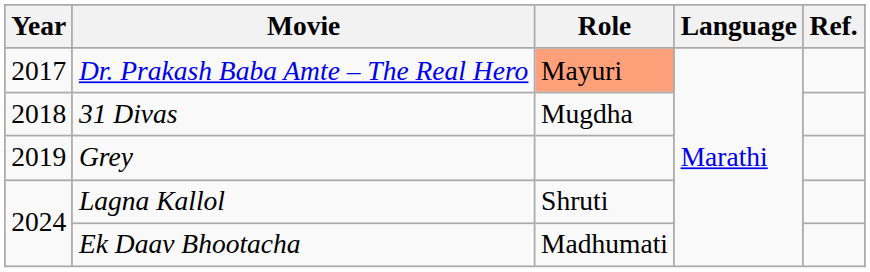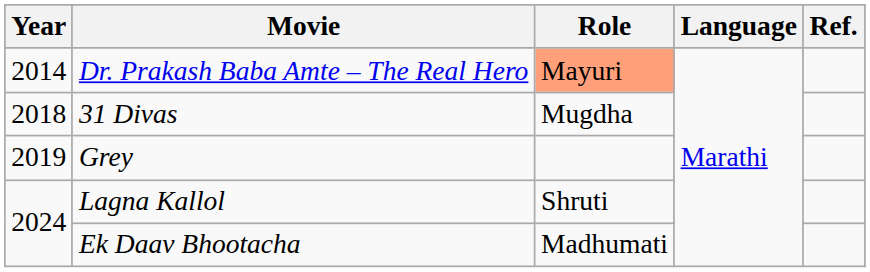(39, 69) 2017 -> (39, 69) 2014
